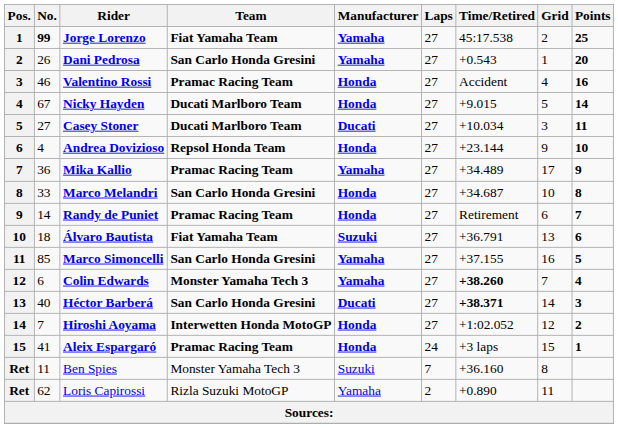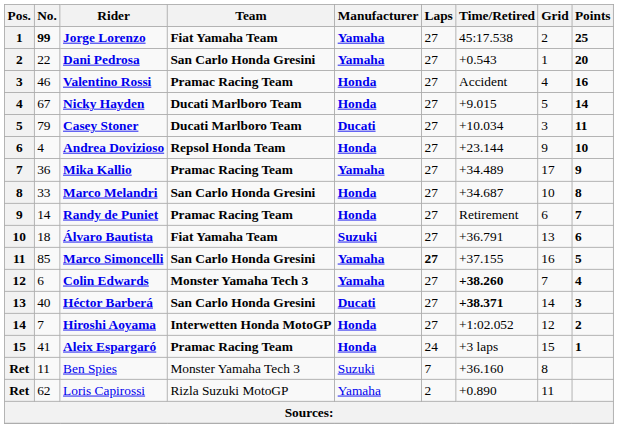(44, 59) 26 -> (44, 59) 22
(44, 125) 27 -> (44, 125) 79
(431, 258) normal -> (431, 258) bold
